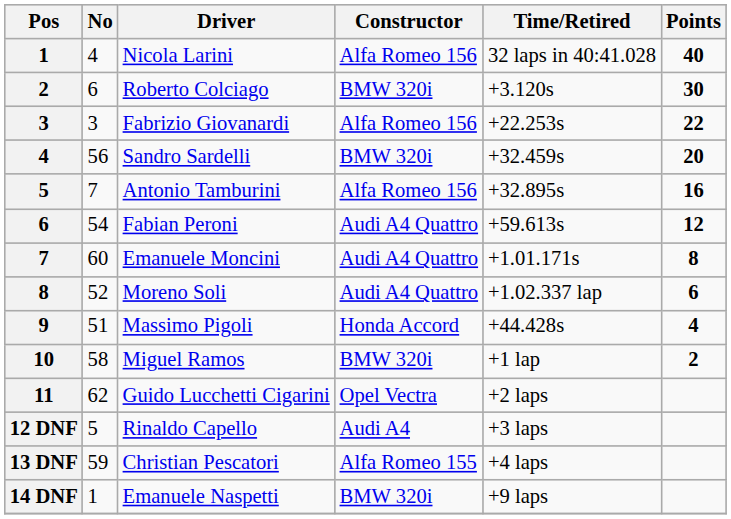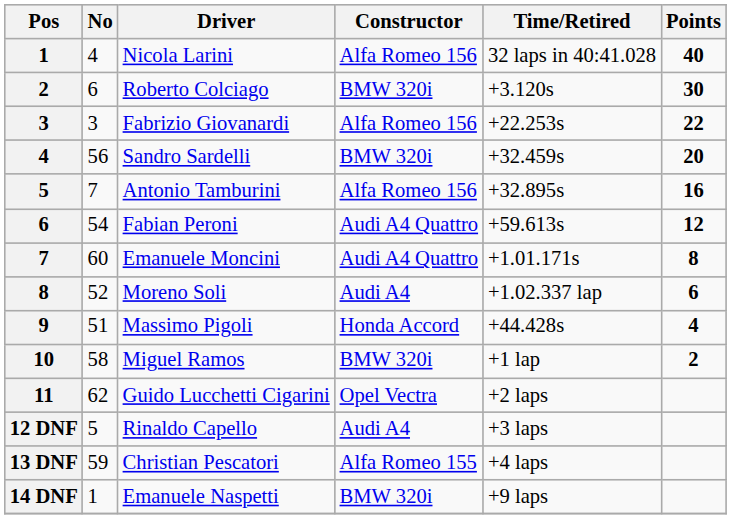(409, 292) Audi A4 Quattro -> (375, 292) Audi A4
